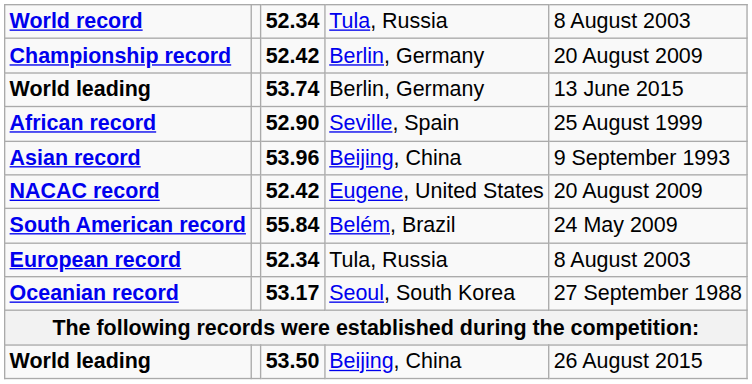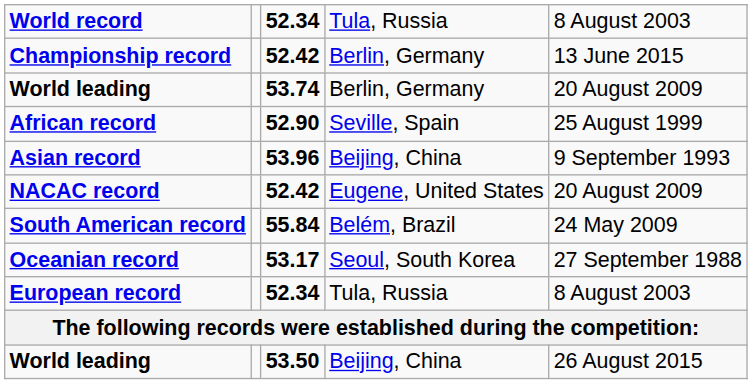(628, 55) 20 August 2009 -> (619, 55) 13 June 2015
(619, 89) 13 June 2015 -> (628, 89) 20 August 2009
rows swapped: (95, 259) <-> (94, 293)
